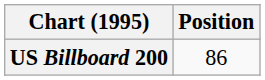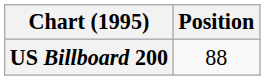(216, 57) 86 -> (216, 57) 88
